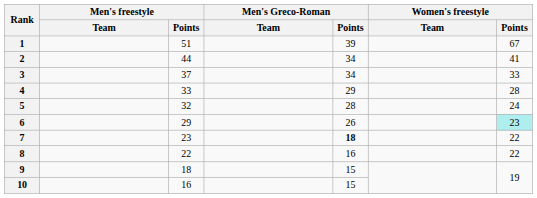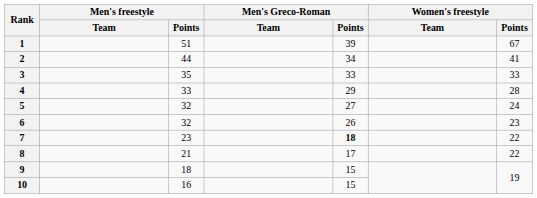(186, 75) 37 -> (186, 75) 35
(350, 75) 34 -> (350, 75) 33
(350, 106) 28 -> (350, 106) 27
(186, 122) 29 -> (186, 122) 32
(515, 122) paleturquoise background -> (515, 122) no background
(186, 153) 22 -> (186, 153) 21
(350, 153) 16 -> (350, 153) 17
